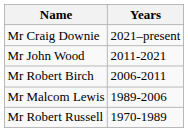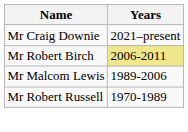- row: (46, 55)
(138, 76) no background -> (138, 55) khaki background
